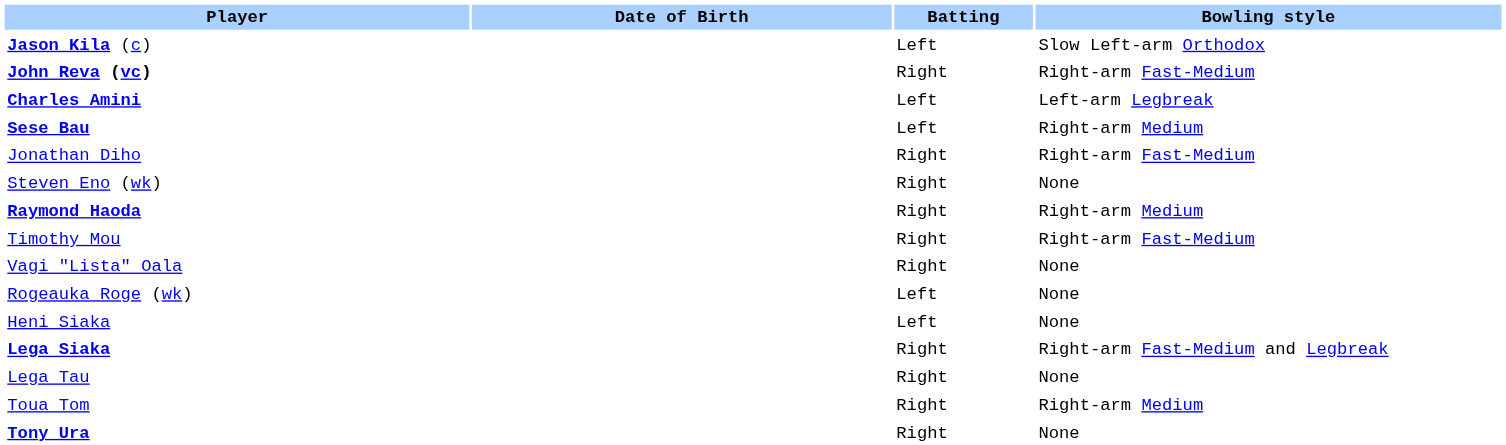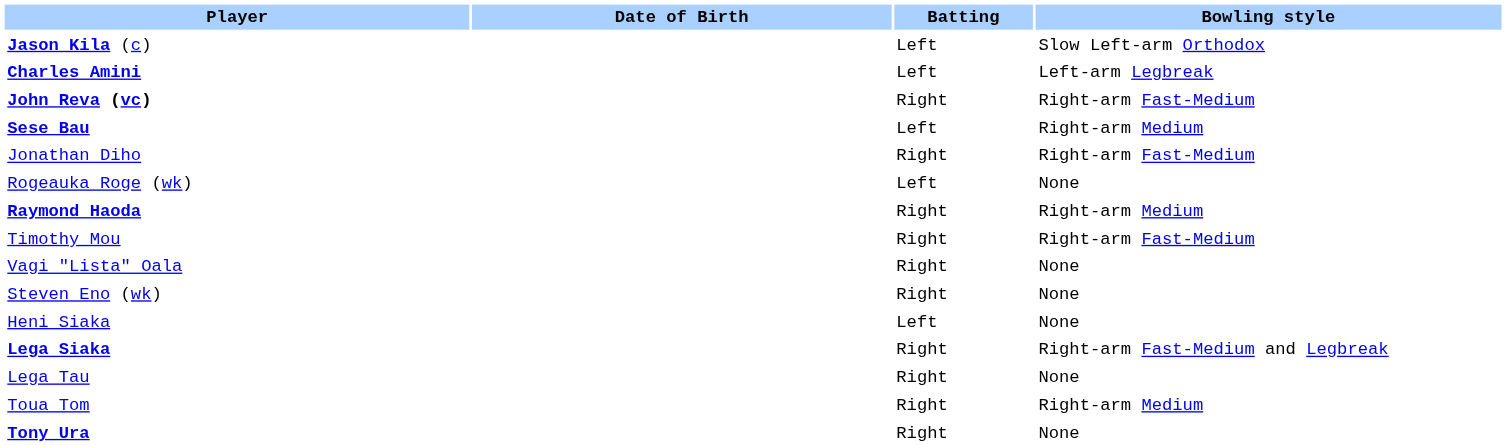rows swapped: (79, 73) <-> (74, 100)
rows swapped: (85, 184) <-> (100, 294)
